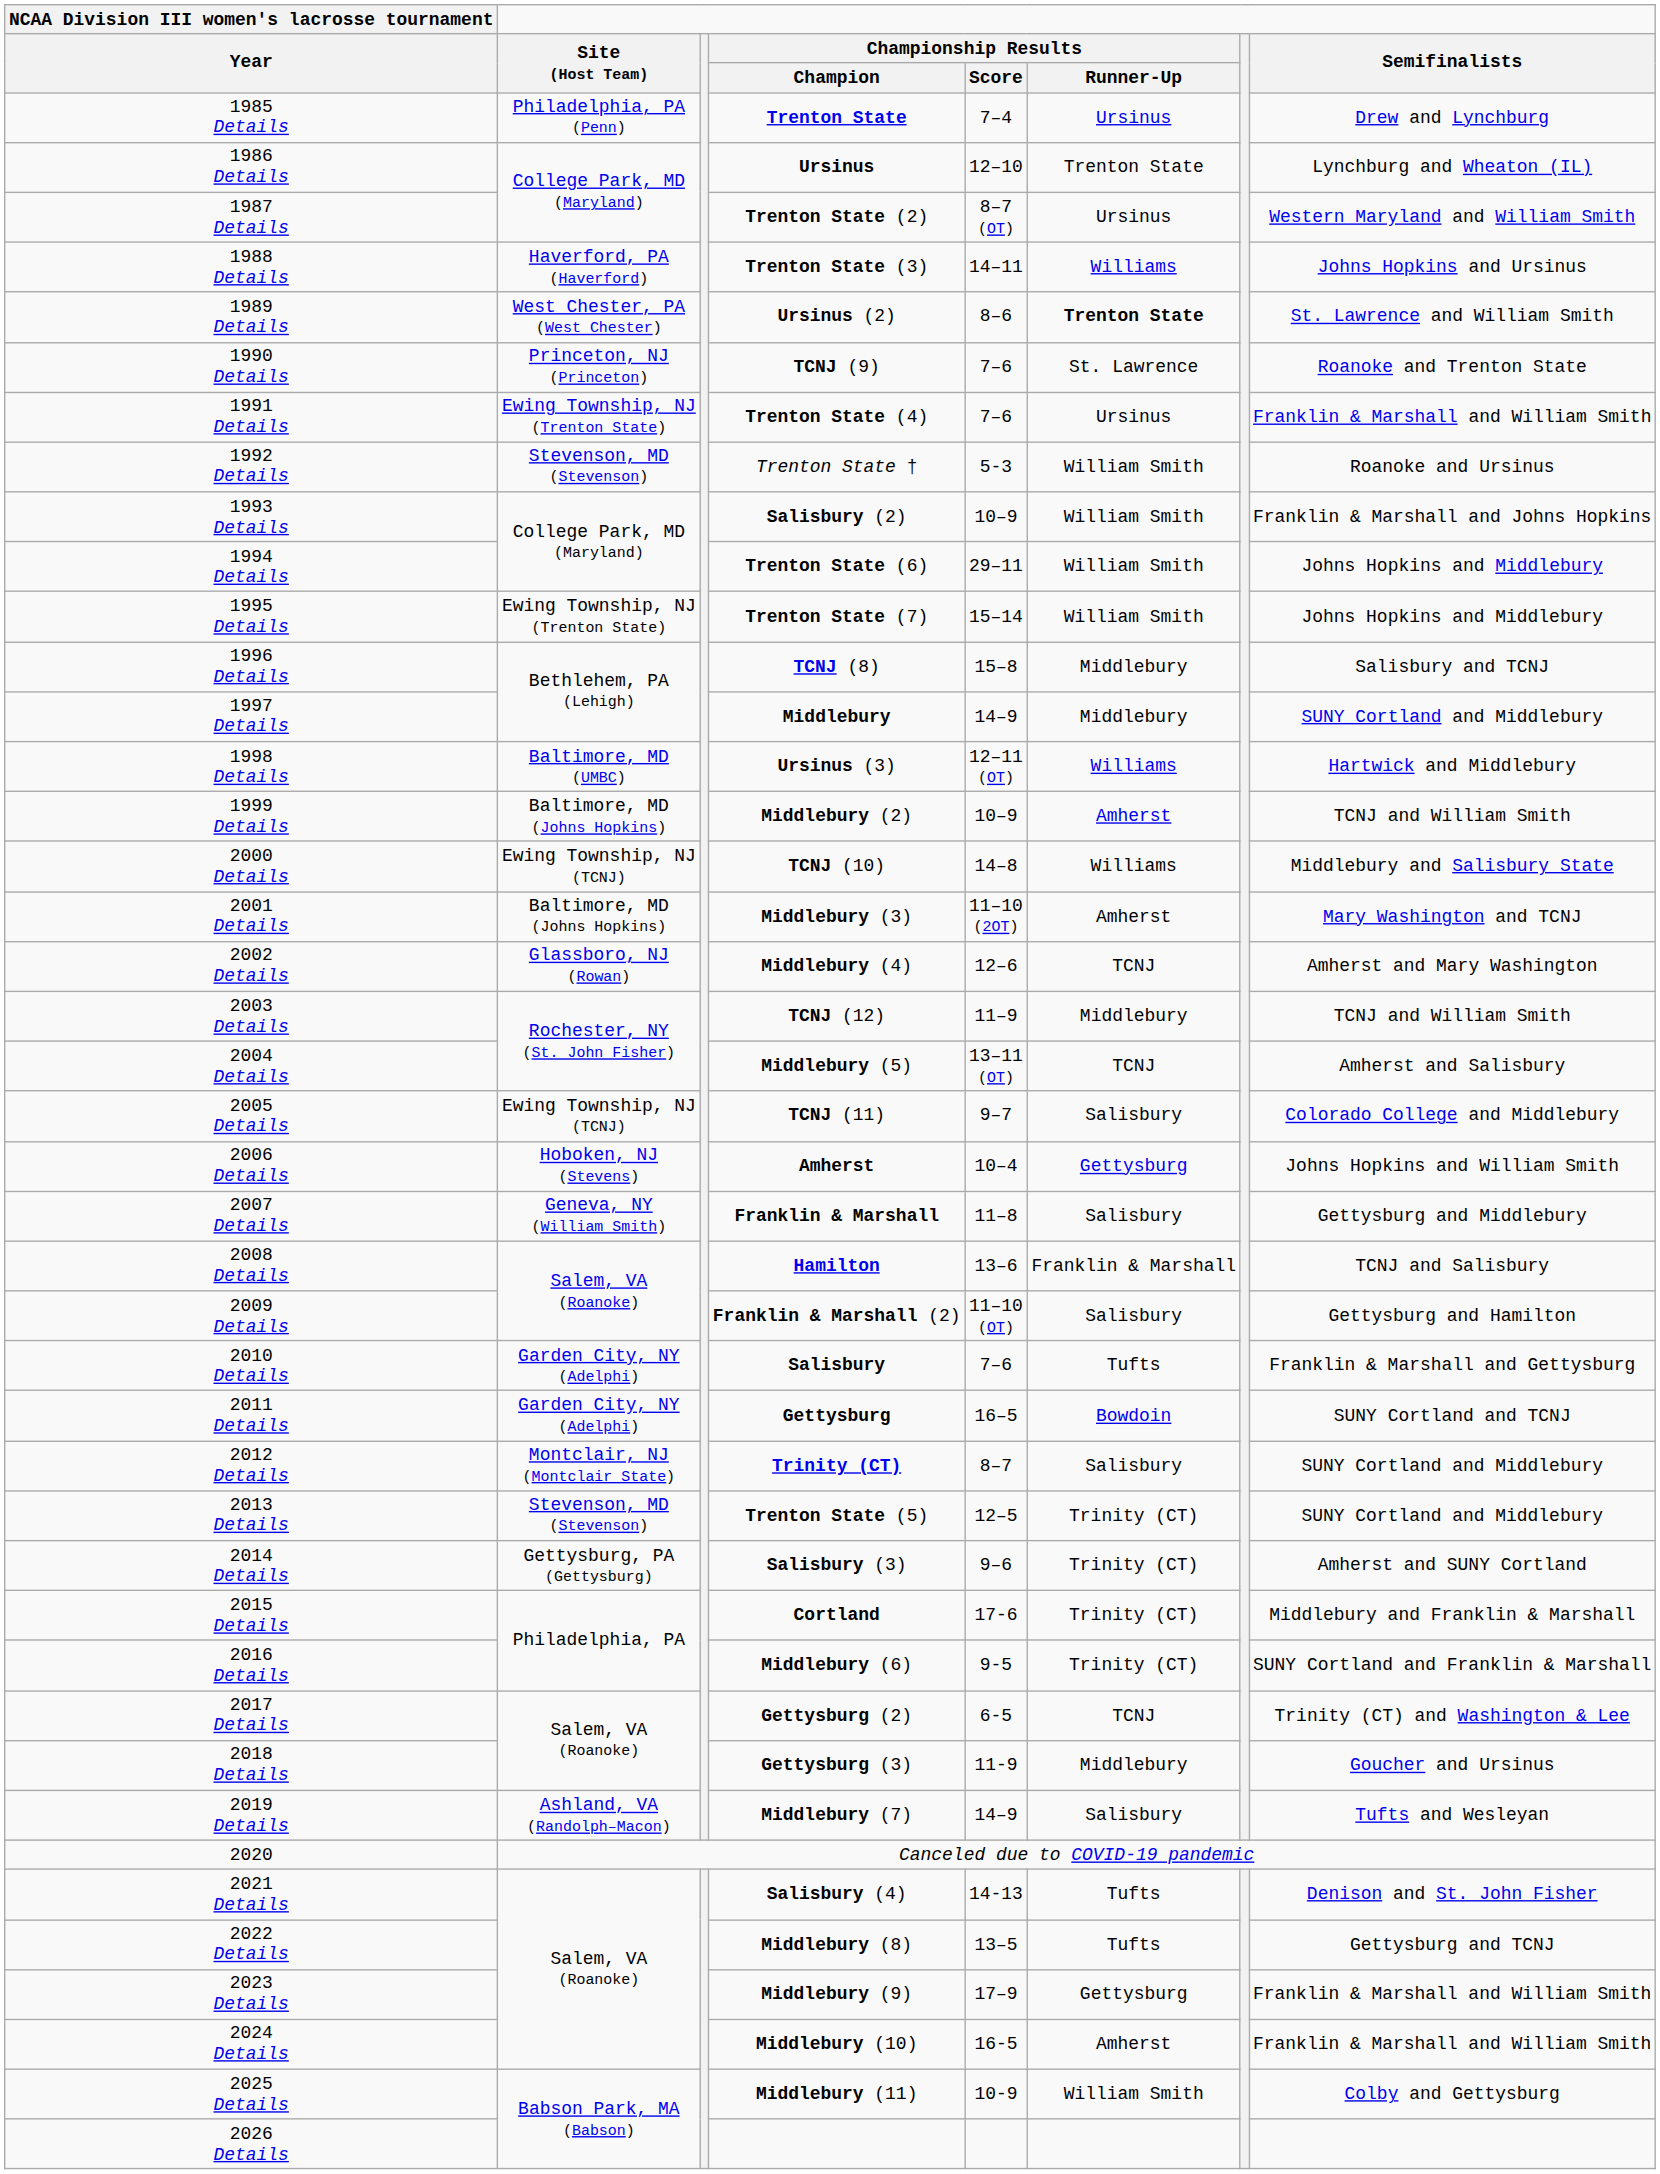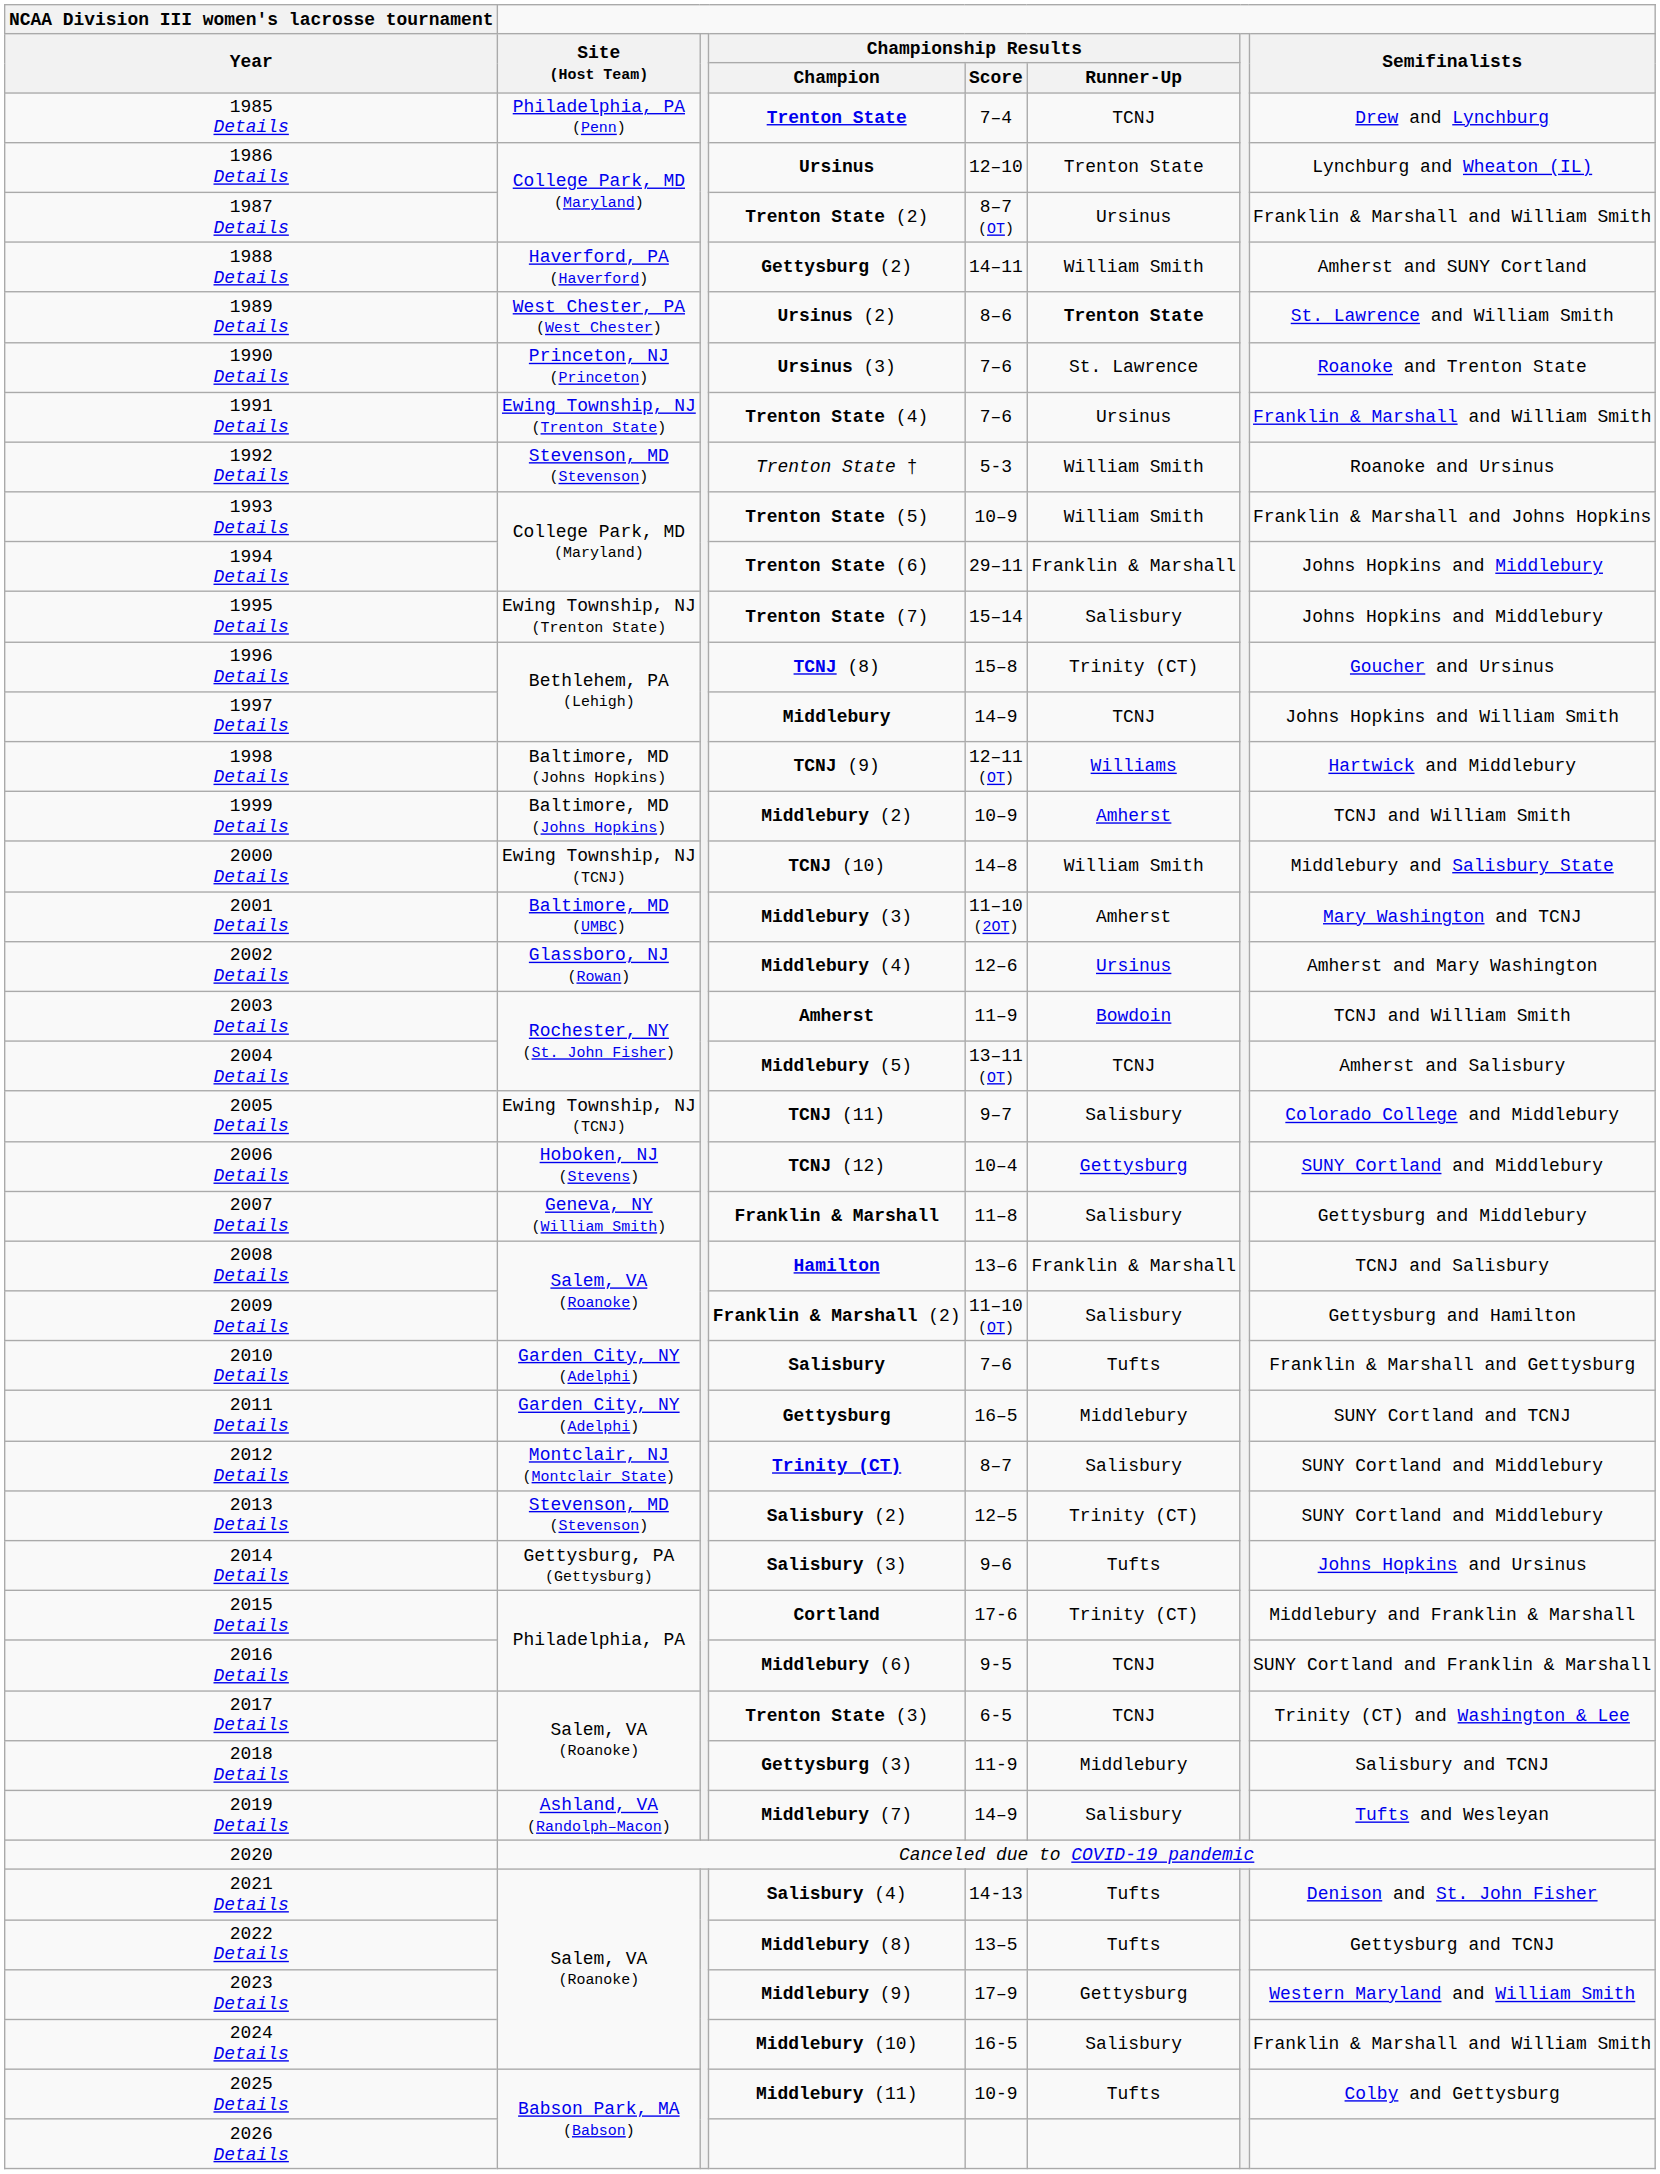(1134, 117) Ursinus -> (1134, 117) TCNJ
(1452, 217) Western Maryland and William Smith -> (1452, 217) Franklin & Marshall and William Smith
(837, 267) Trenton State (3) -> (837, 267) Gettysburg (2)
(1134, 267) Williams -> (1134, 267) William Smith
(1452, 267) Johns Hopkins and Ursinus -> (1452, 267) Amherst and SUNY Cortland
(837, 367) TCNJ (9) -> (837, 367) Ursinus (3)
(837, 517) Salisbury (2) -> (837, 517) Trenton State (5)
(1134, 567) William Smith -> (1134, 567) Franklin & Marshall
(1134, 617) William Smith -> (1134, 617) Salisbury
(1134, 667) Middlebury -> (1134, 667) Trinity (CT)
(1452, 667) Salisbury and TCNJ -> (1452, 667) Goucher and Ursinus
(1134, 717) Middlebury -> (1134, 717) TCNJ
(1452, 717) SUNY Cortland and Middlebury -> (1452, 717) Johns Hopkins and William Smith
(599, 766) Baltimore, MD (UMBC) -> (599, 766) Baltimore, MD (Johns Hopkins)
(837, 767) Ursinus (3) -> (837, 767) TCNJ (9)
(1134, 866) Williams -> (1134, 866) William Smith
(599, 916) Baltimore, MD (Johns Hopkins) -> (599, 916) Baltimore, MD (UMBC)
(1134, 966) TCNJ -> (1134, 966) Ursinus
(837, 1016) TCNJ (12) -> (837, 1016) Amherst
(1134, 1016) Middlebury -> (1134, 1016) Bowdoin
(837, 1166) Amherst -> (837, 1166) TCNJ (12)
(1452, 1166) Johns Hopkins and William Smith -> (1452, 1166) SUNY Cortland and Middlebury
(1134, 1416) Bowdoin -> (1134, 1416) Middlebury
(837, 1516) Trenton State (5) -> (837, 1516) Salisbury (2)
(1134, 1566) Trinity (CT) -> (1134, 1566) Tufts
(1452, 1566) Amherst and SUNY Cortland -> (1452, 1566) Johns Hopkins and Ursinus
(1134, 1665) Trinity (CT) -> (1134, 1665) TCNJ
(837, 1715) Gettysburg (2) -> (837, 1715) Trenton State (3)
(1452, 1765) Goucher and Ursinus -> (1452, 1765) Salisbury and TCNJ
(1452, 1994) Franklin & Marshall and William Smith -> (1452, 1994) Western Maryland and William Smith
(1134, 2044) Amherst -> (1134, 2044) Salisbury
(1134, 2094) William Smith -> (1134, 2094) Tufts
